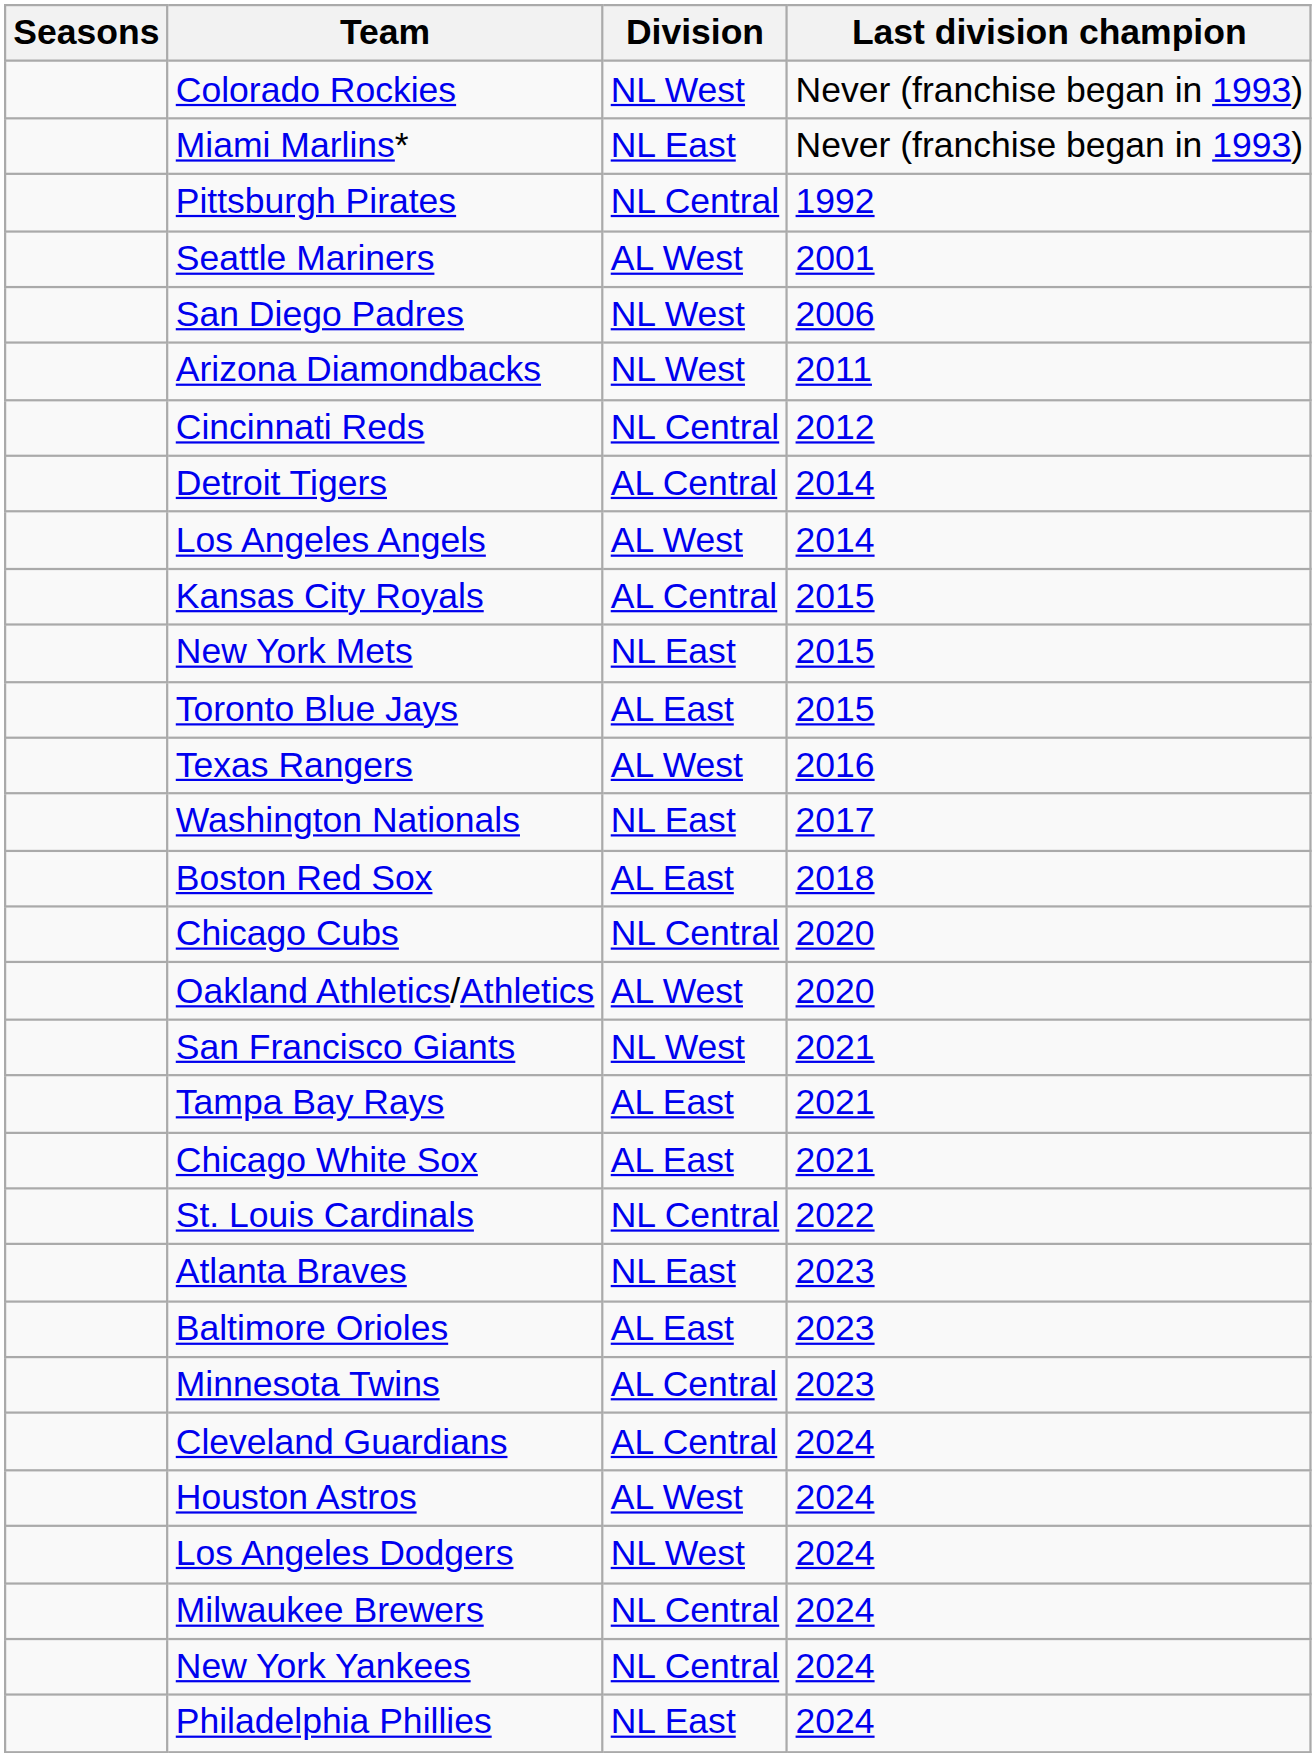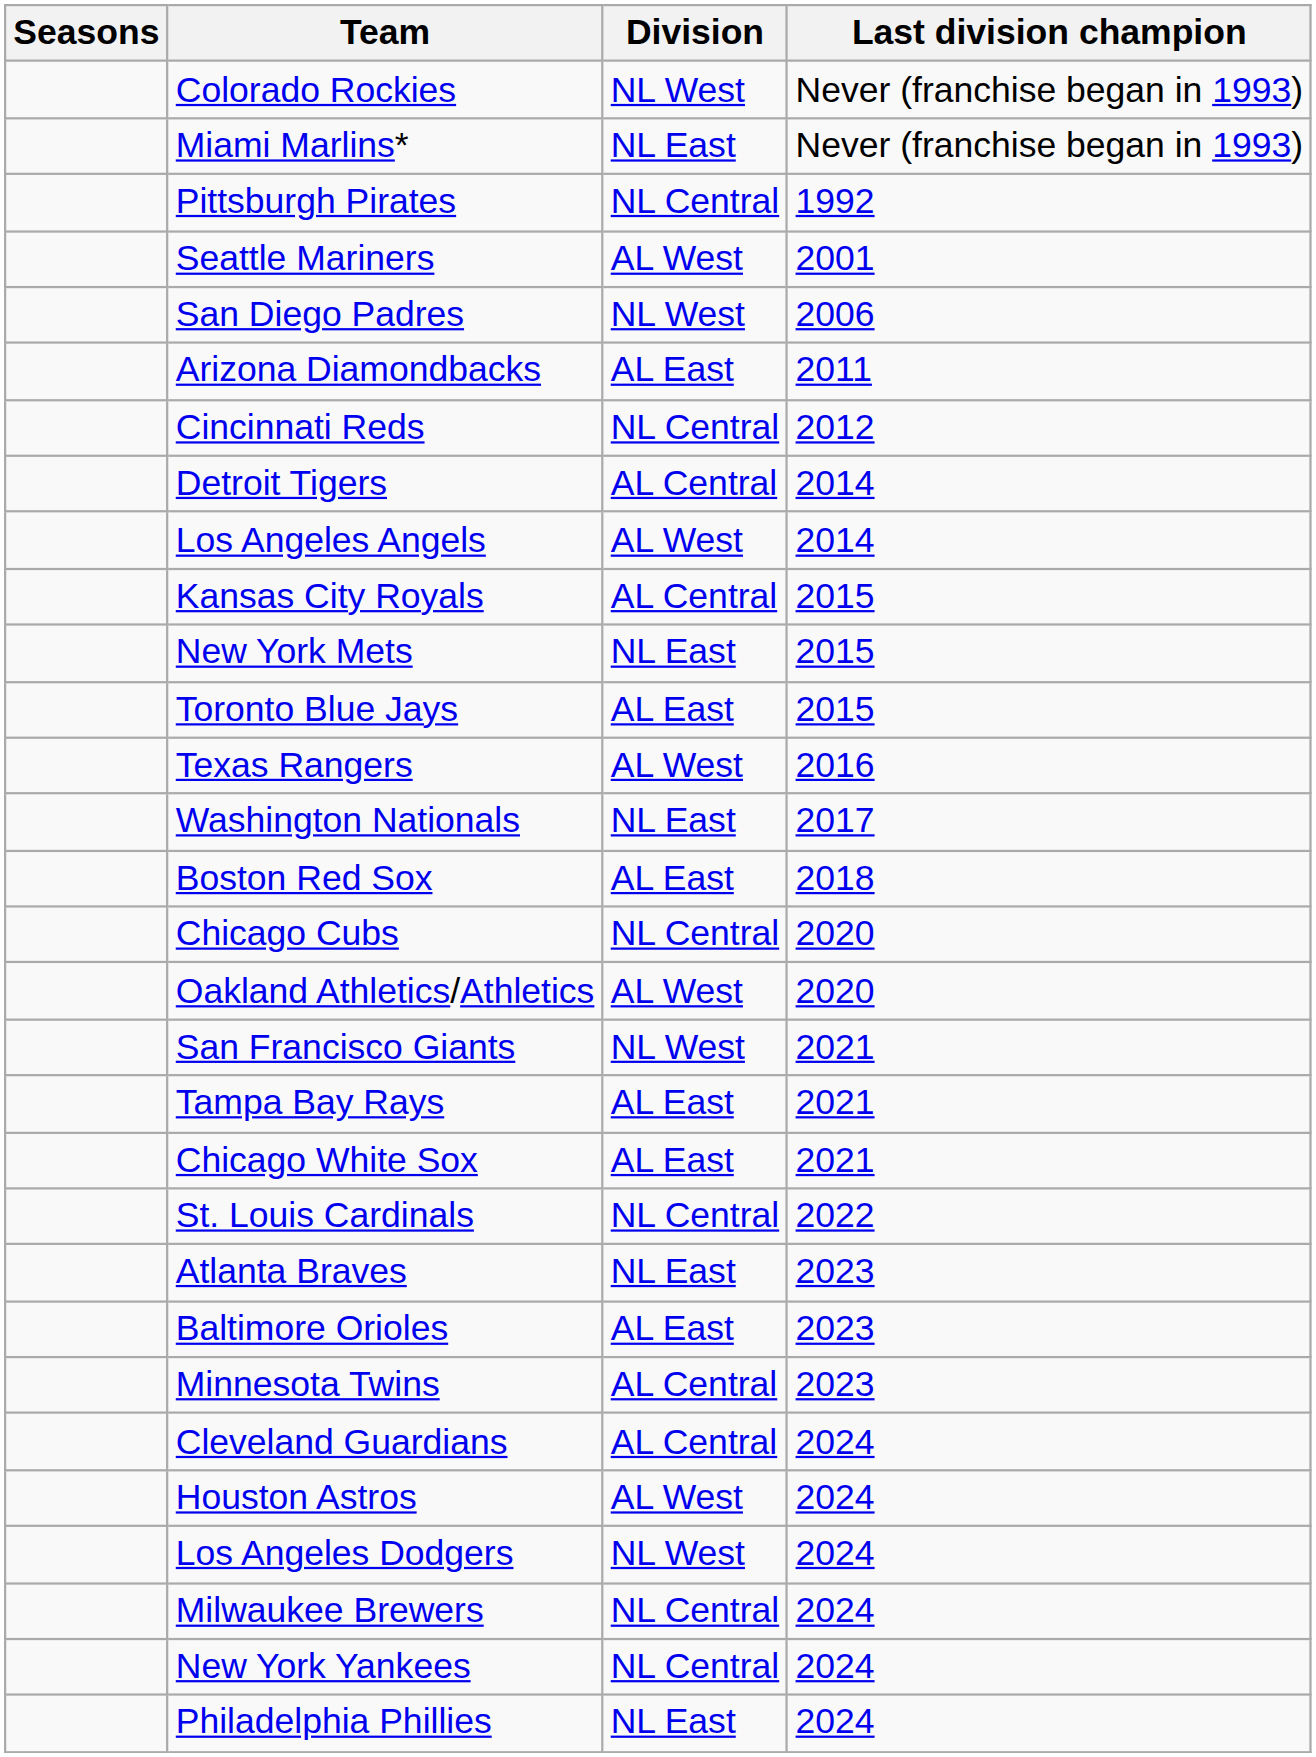(678, 370) NL West -> (672, 370) AL East
